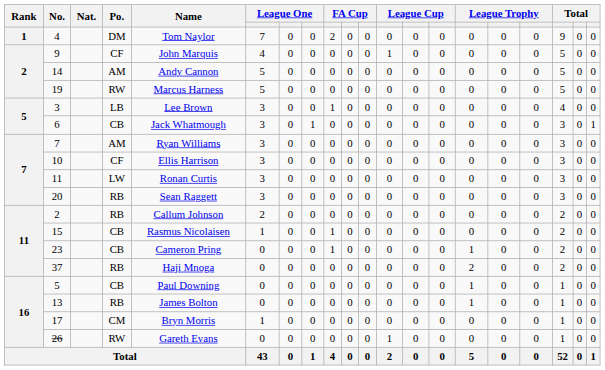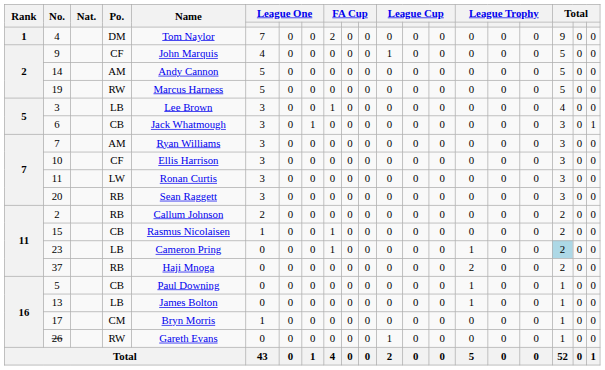(117, 249) CB -> (117, 249) LB
(563, 249) no background -> (563, 249) lightblue background
(117, 303) RB -> (117, 303) LB
